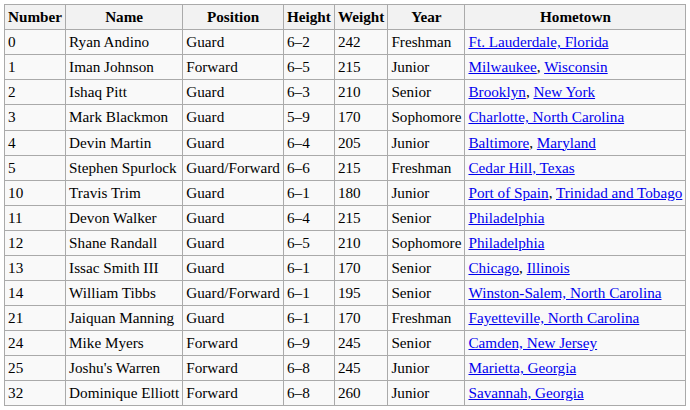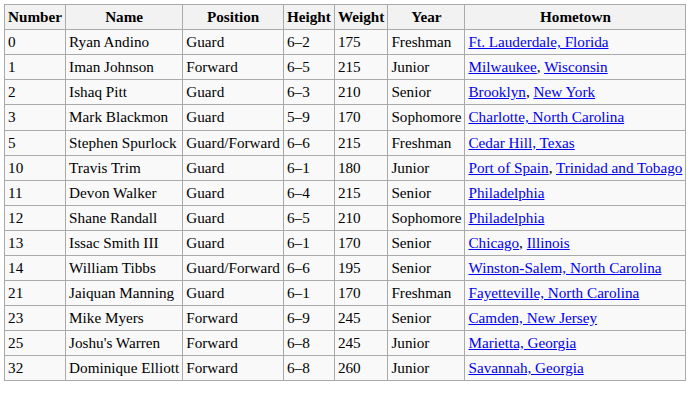(349, 42) 242 -> (349, 42) 175
- row: (110, 142)
(298, 292) 6–1 -> (298, 267) 6–6
(16, 343) 24 -> (16, 317) 23
